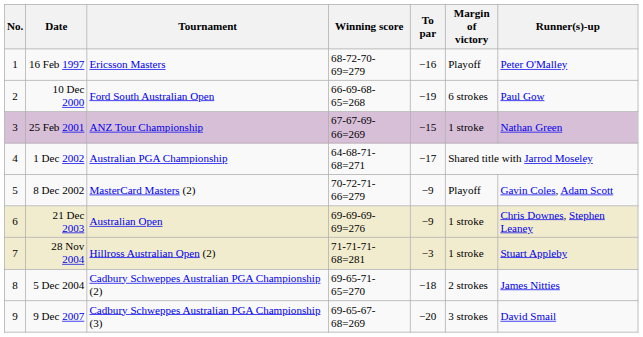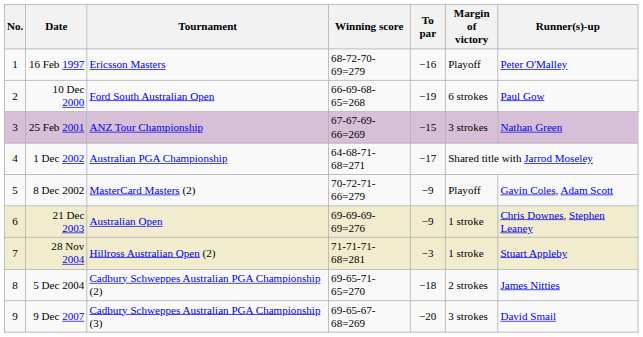(466, 127) 1 stroke -> (468, 127) 3 strokes
